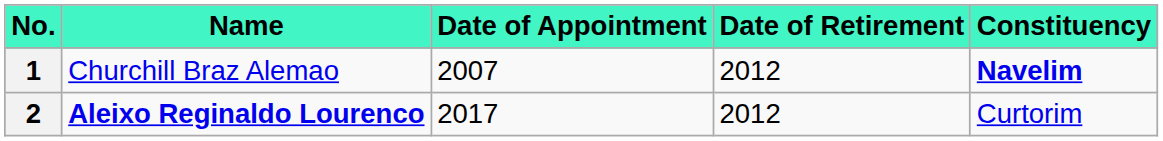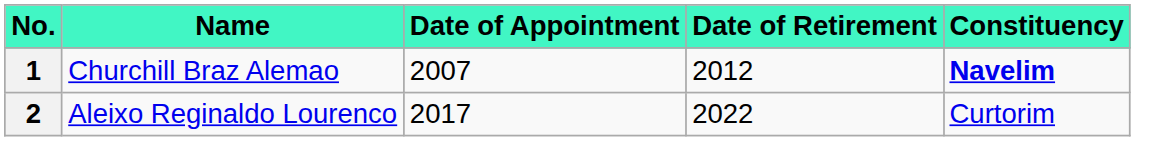(246, 113) bold -> (233, 113) normal
(750, 113) 2012 -> (723, 113) 2022
